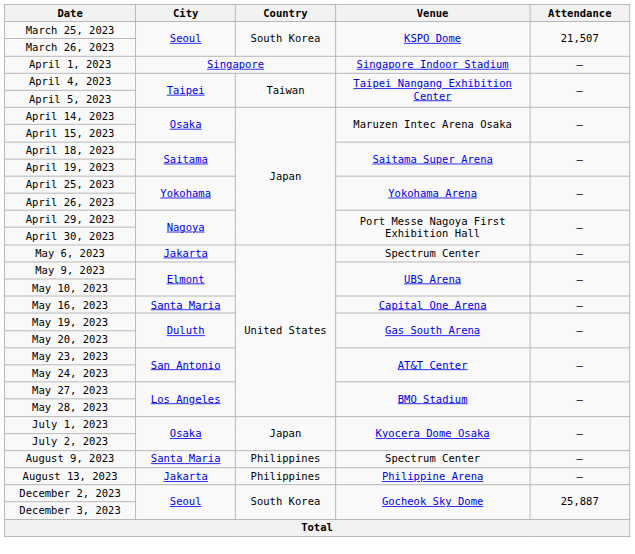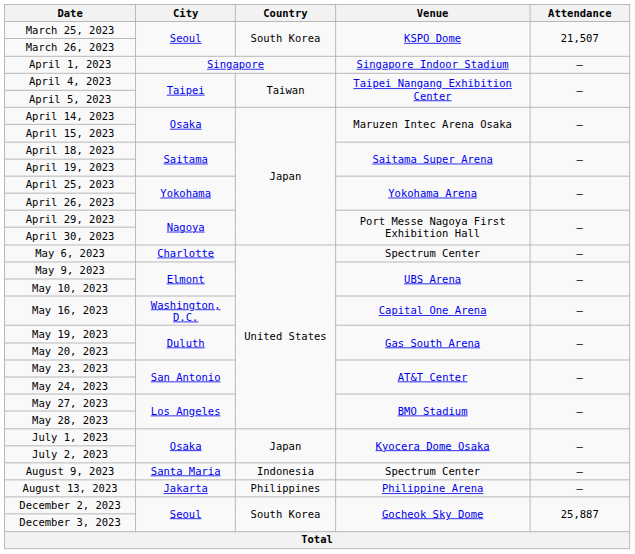(186, 253) Jakarta -> (186, 253) Charlotte
(186, 305) Santa Maria -> (186, 311) Washington, D.C.
(285, 459) Philippines -> (285, 471) Indonesia
